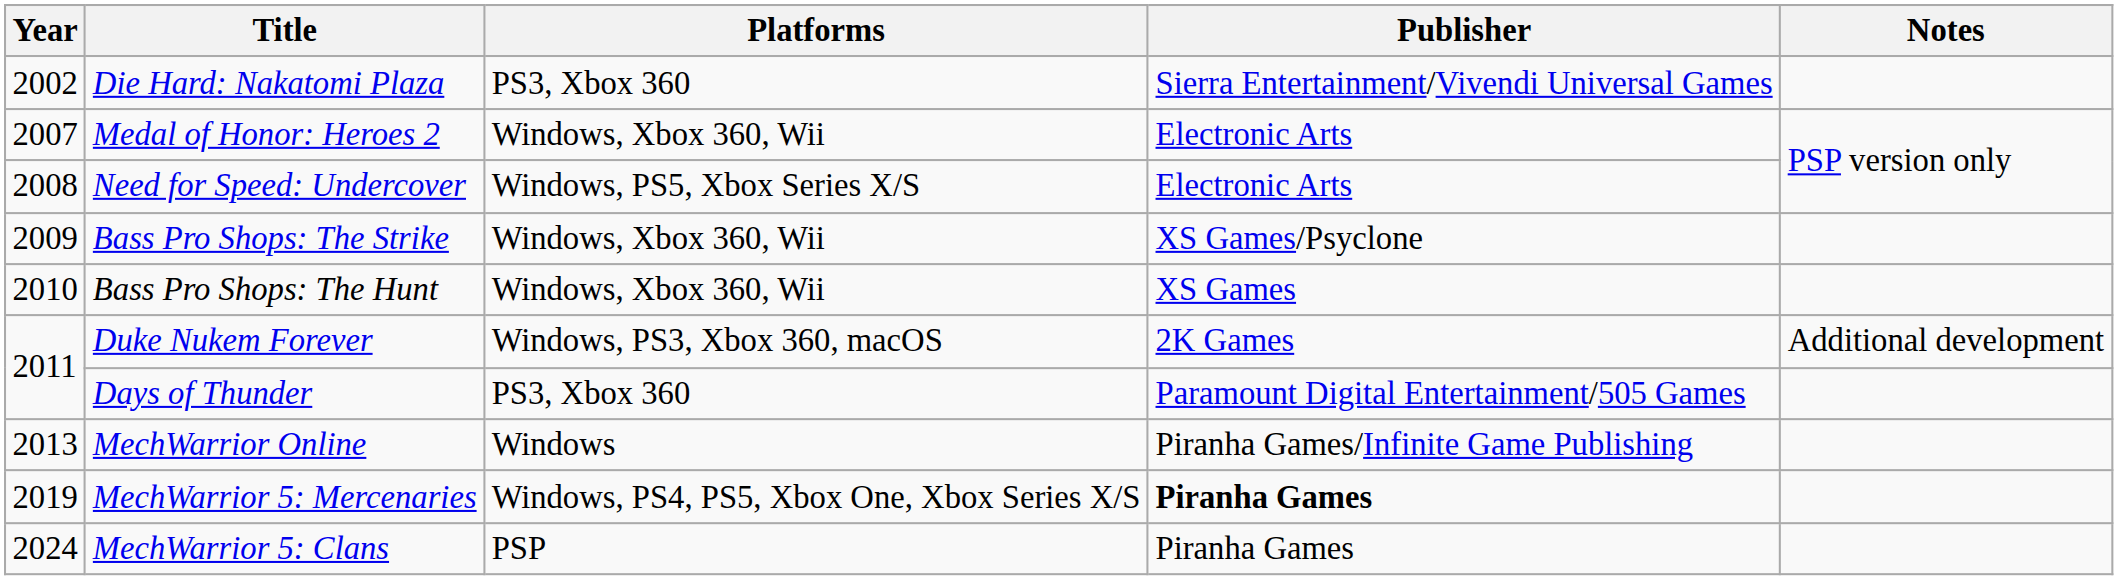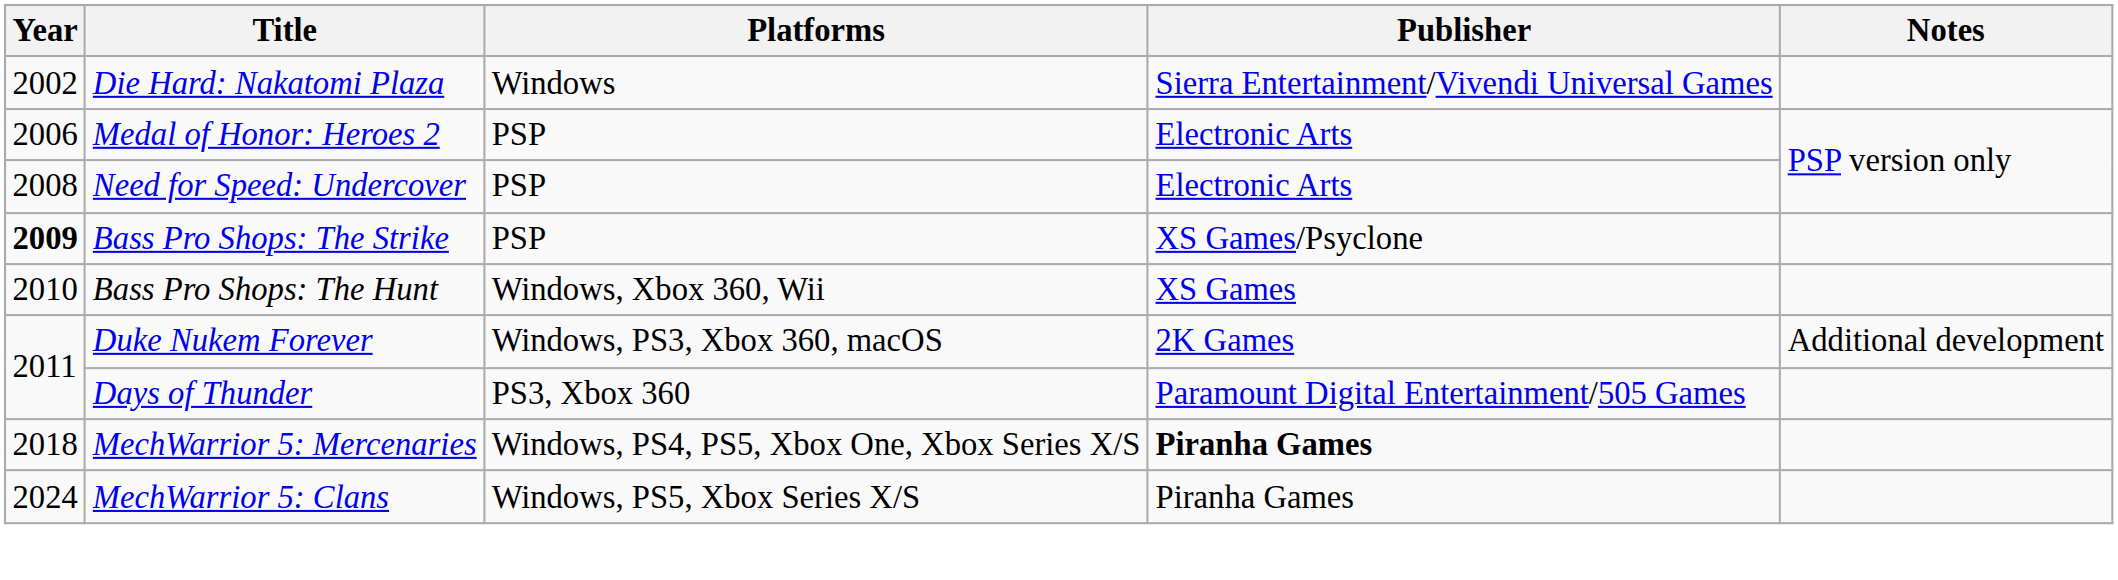(591, 82) PS3, Xbox 360 -> (554, 82) Windows
(45, 133) 2007 -> (45, 133) 2006
(658, 133) Windows, Xbox 360, Wii -> (519, 133) PSP
(706, 185) Windows, PS5, Xbox Series X/S -> (519, 185) PSP
(45, 237) normal -> (45, 237) bold
(658, 237) Windows, Xbox 360, Wii -> (519, 237) PSP
- row: (230, 444)
(45, 496) 2019 -> (45, 444) 2018
(519, 548) PSP -> (706, 496) Windows, PS5, Xbox Series X/S
